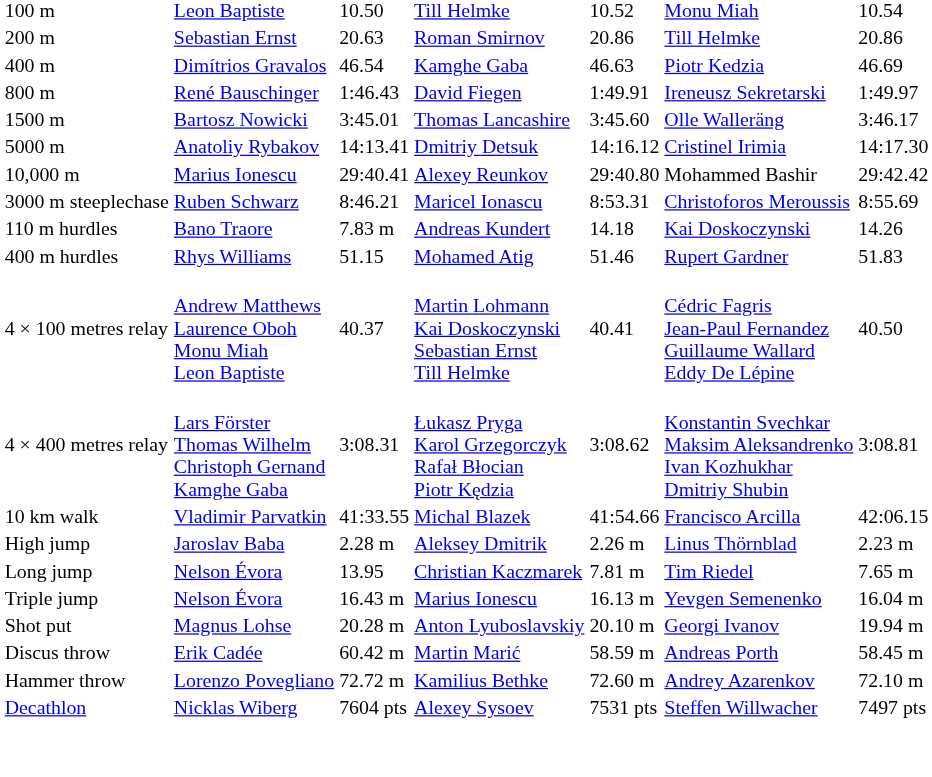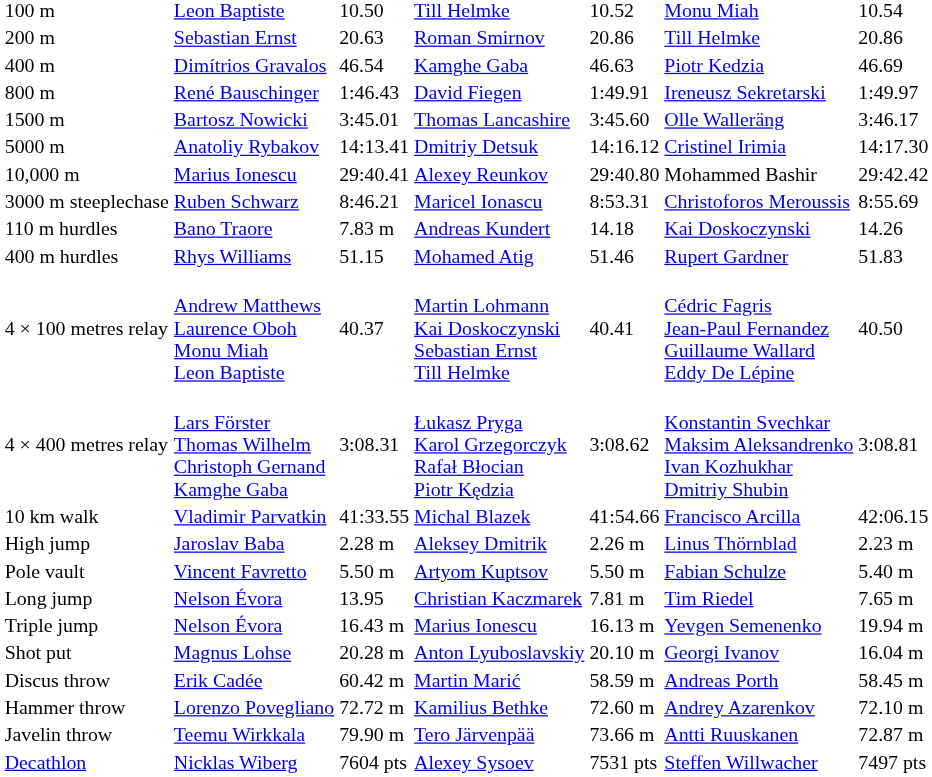+ row: (45, 571)
(891, 598) 16.04 m -> (891, 625) 19.94 m
(891, 625) 19.94 m -> (891, 653) 16.04 m
+ row: (58, 734)
